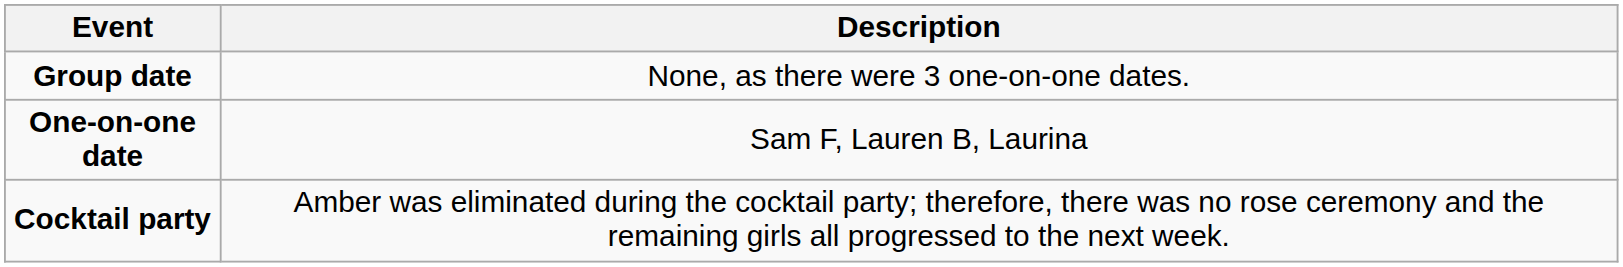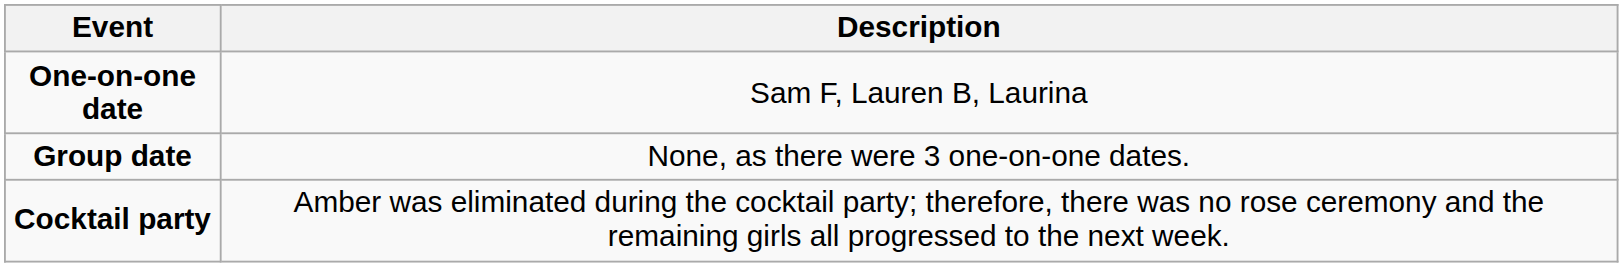rows swapped: (113, 139) <-> (113, 75)
